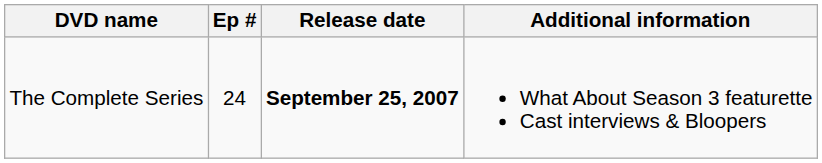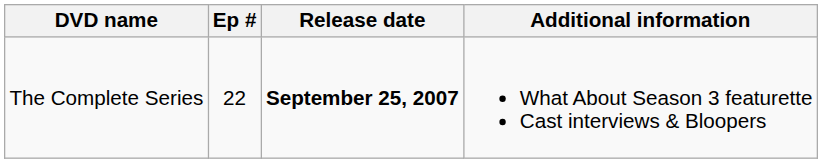(235, 97) 24 -> (235, 97) 22
